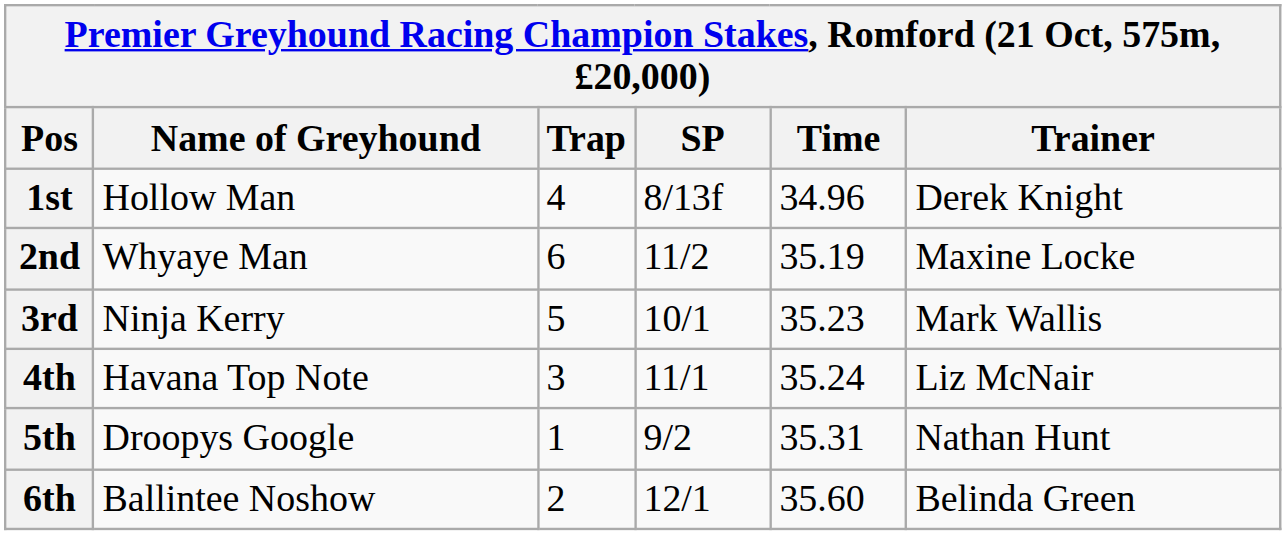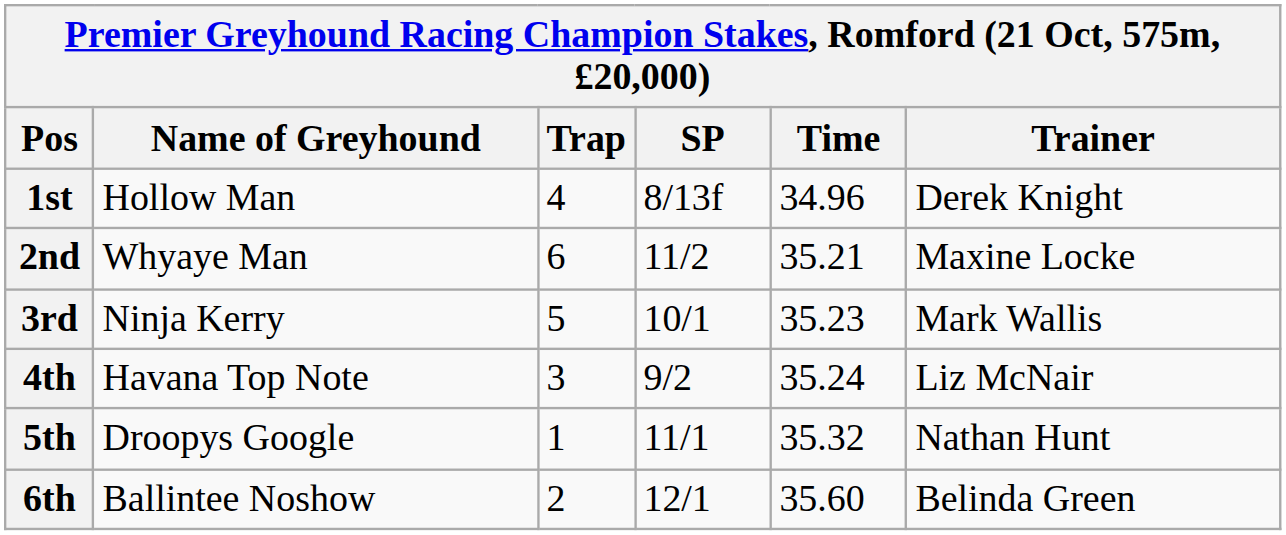(822, 257) 35.19 -> (822, 257) 35.21
(676, 377) 11/1 -> (668, 377) 9/2
(668, 438) 9/2 -> (676, 438) 11/1
(822, 438) 35.31 -> (822, 438) 35.32
